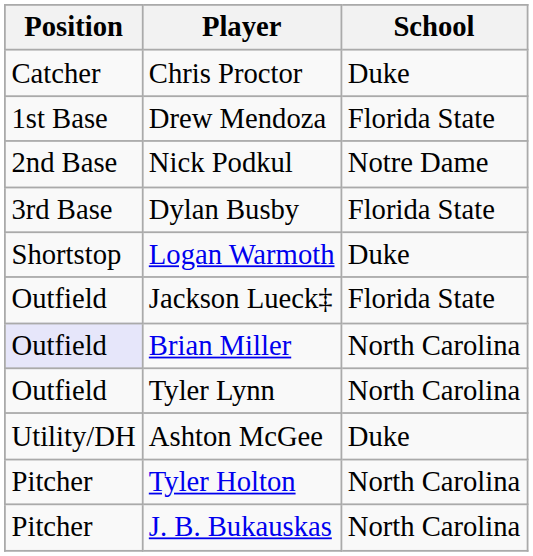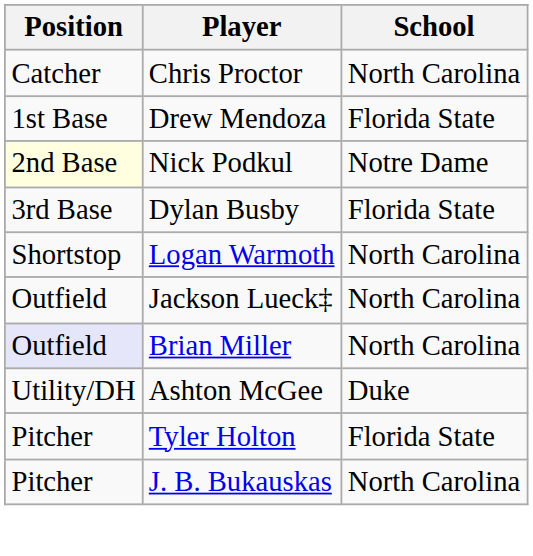(379, 72) Duke -> (434, 72) North Carolina
(64, 163) no background -> (64, 163) lightyellow background
(379, 254) Duke -> (434, 254) North Carolina
(421, 299) Florida State -> (434, 299) North Carolina
- row: (212, 390)
(434, 481) North Carolina -> (421, 436) Florida State
